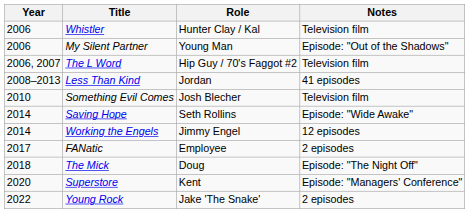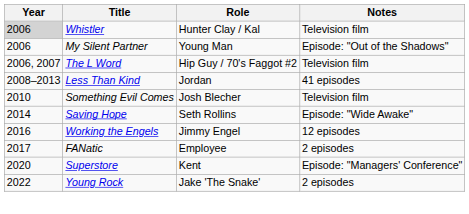(19, 30) no background -> (19, 30) lightgrey background
(19, 132) 2014 -> (19, 132) 2016
- row: (87, 166)
